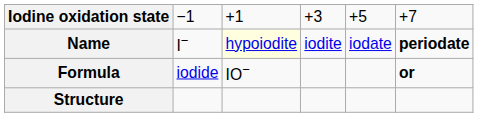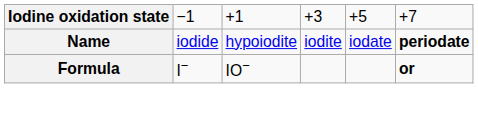(183, 43) I− -> (197, 41) iodide
(261, 43) lightyellow background -> (261, 41) no background
(197, 73) iodide -> (183, 68) I−
- row: (89, 100)
